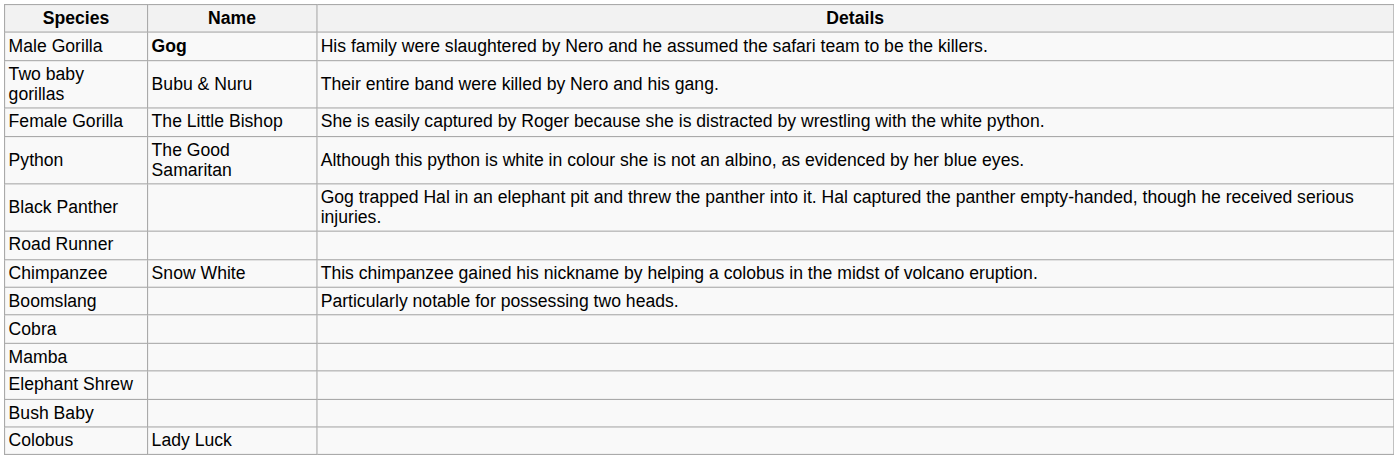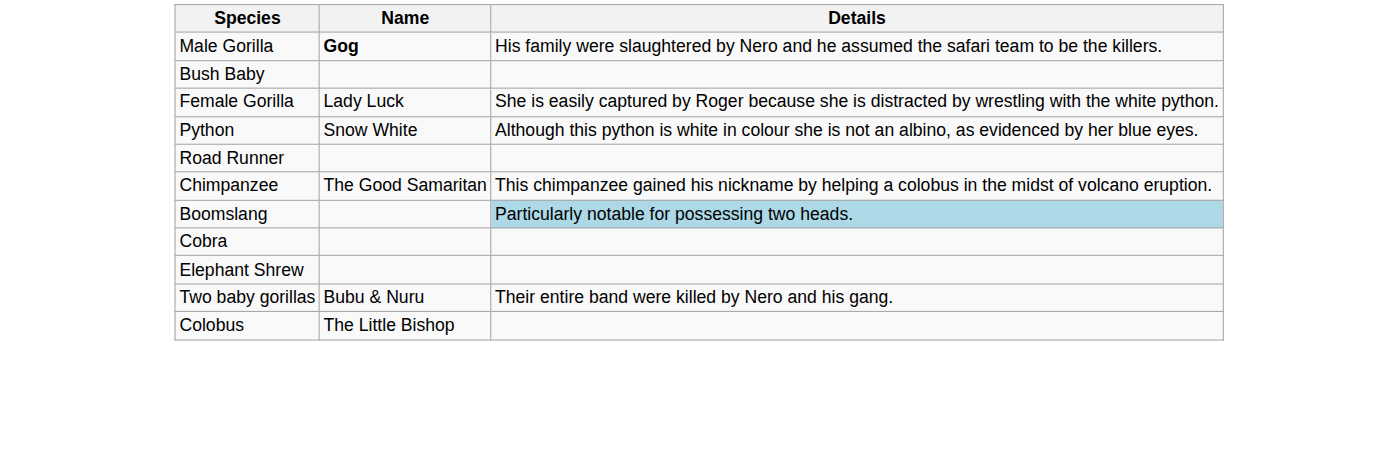rows swapped: (46, 84) <-> (51, 412)
(217, 121) The Little Bishop -> (364, 102) Lady Luck
(192, 159) The Good Samaritan -> (370, 130) Snow White
- row: (63, 207)
(199, 273) Snow White -> (405, 185) The Good Samaritan
(500, 301) no background -> (674, 213) lightblue background
- row: (38, 356)
(192, 440) Lady Luck -> (389, 325) The Little Bishop
